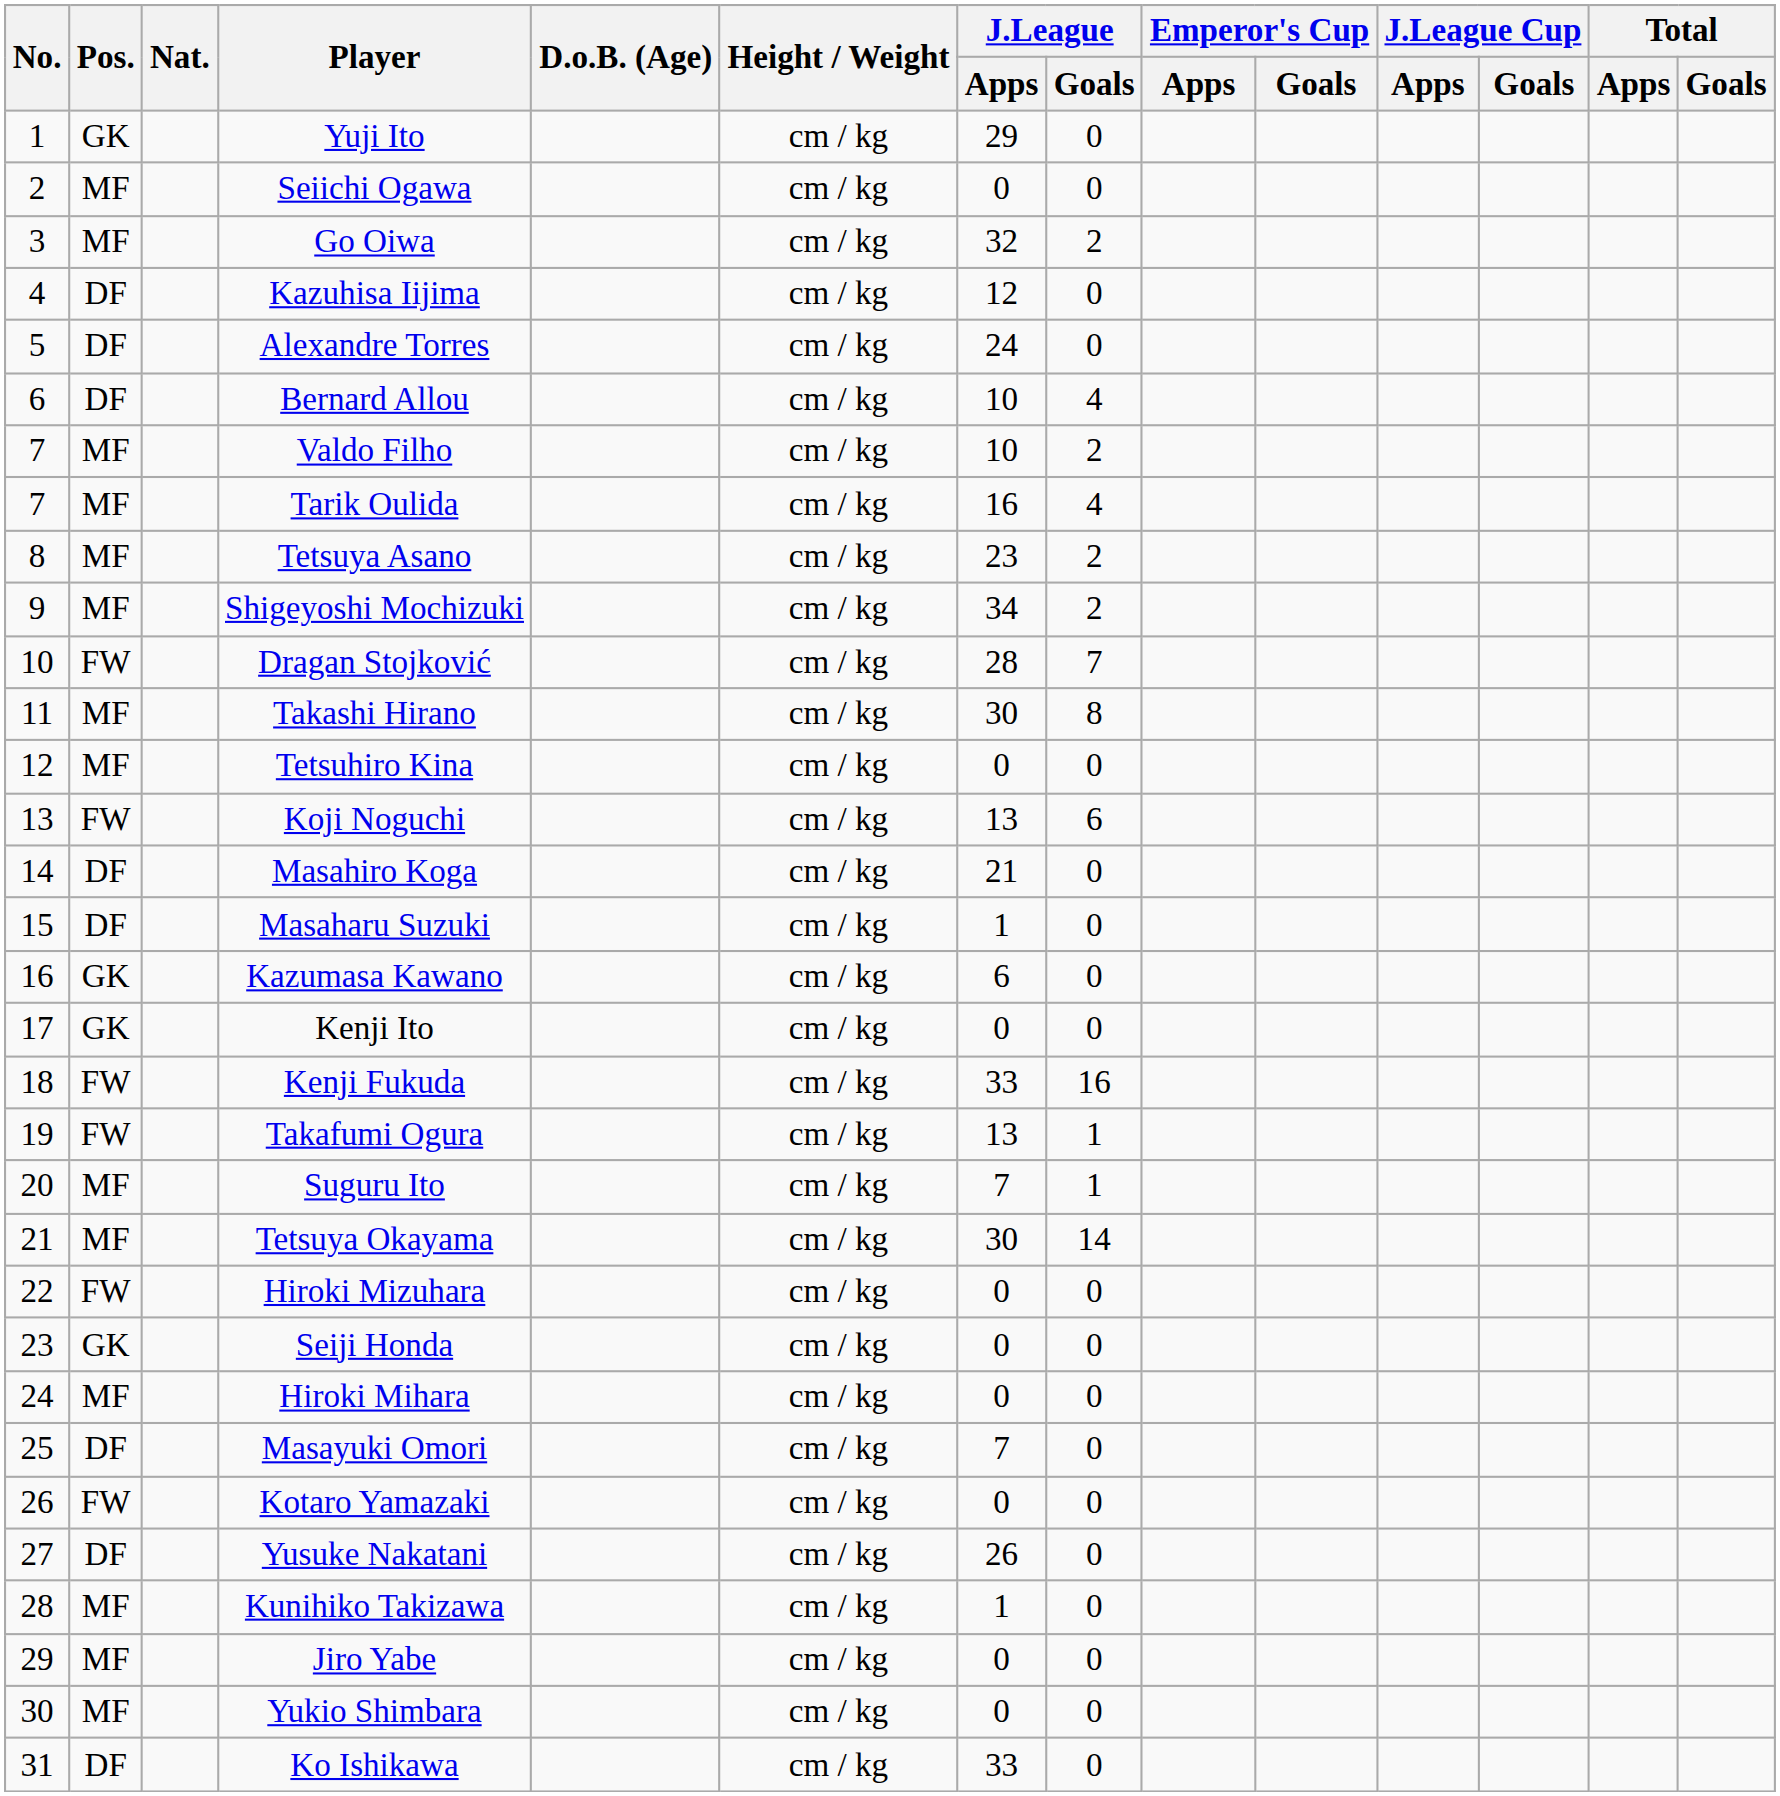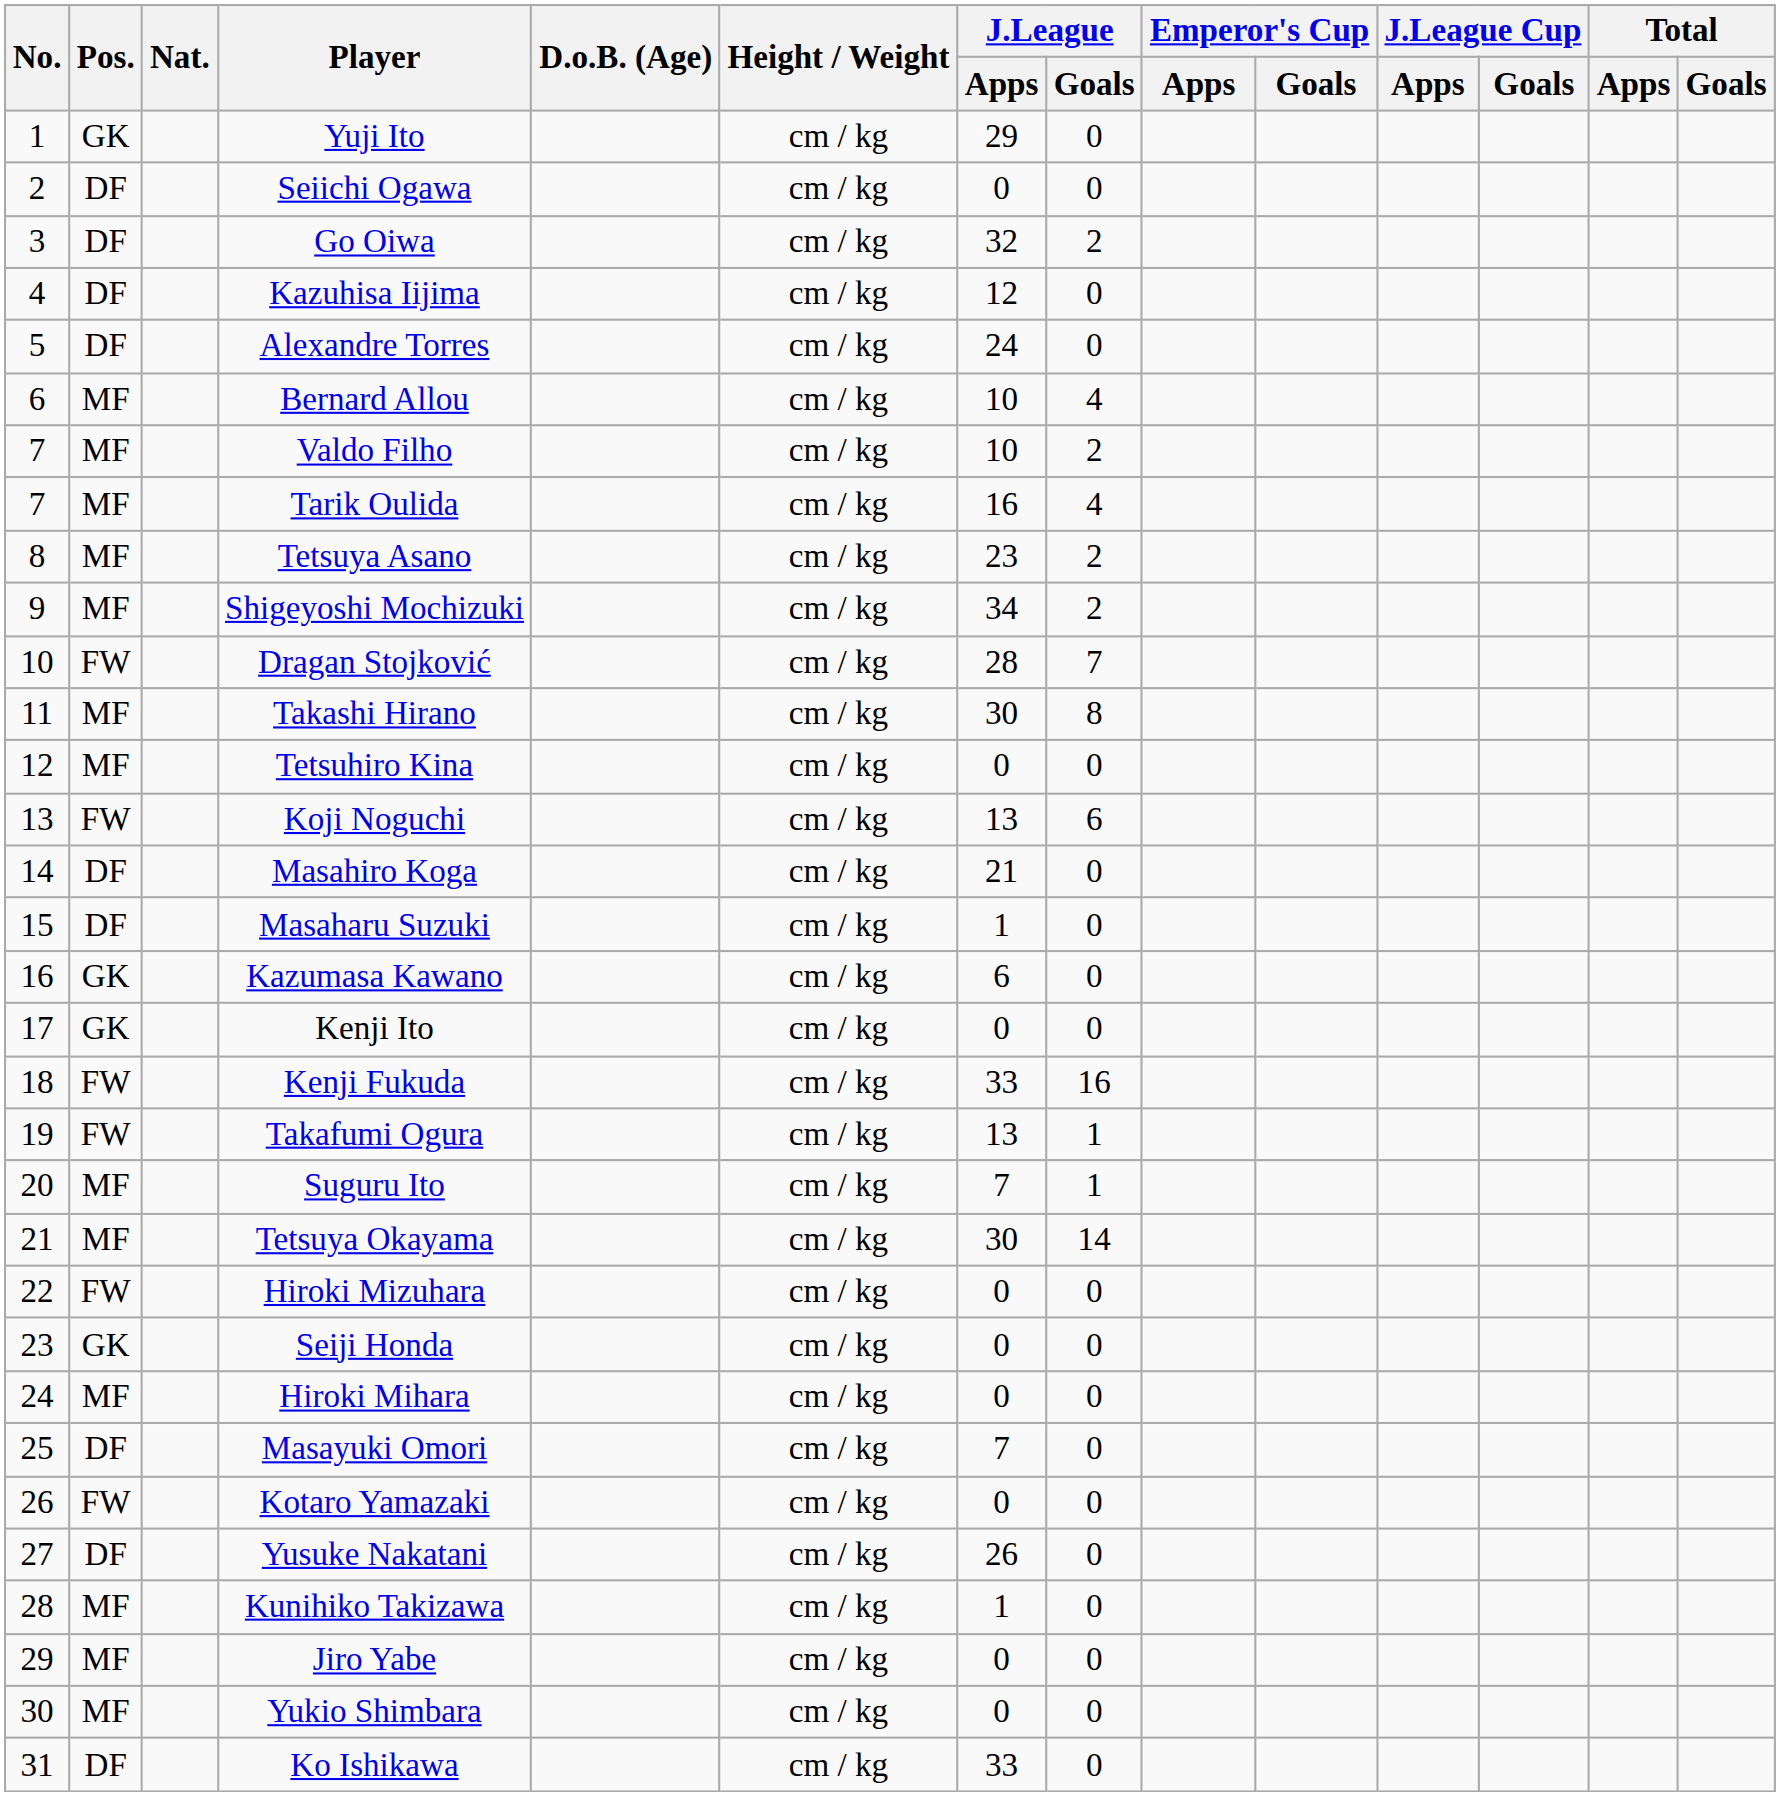(106, 188) MF -> (106, 188) DF
(106, 240) MF -> (106, 240) DF
(106, 398) DF -> (106, 398) MF
